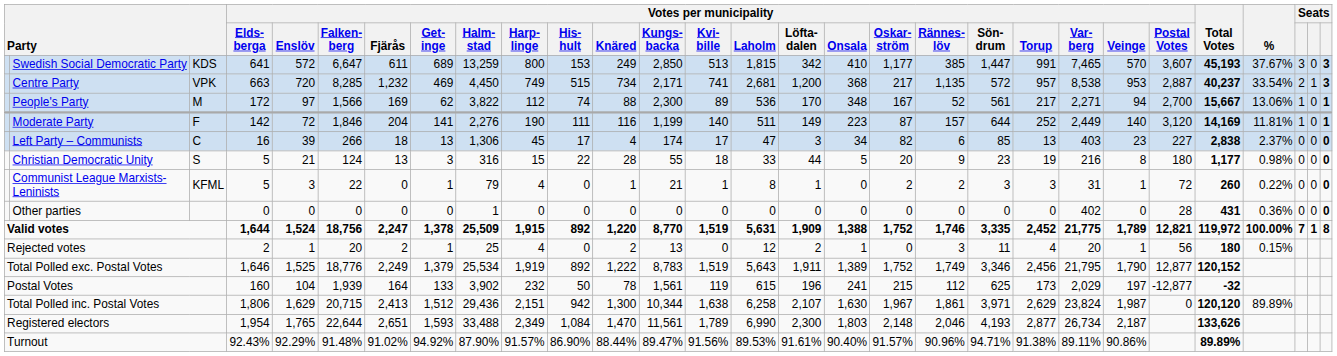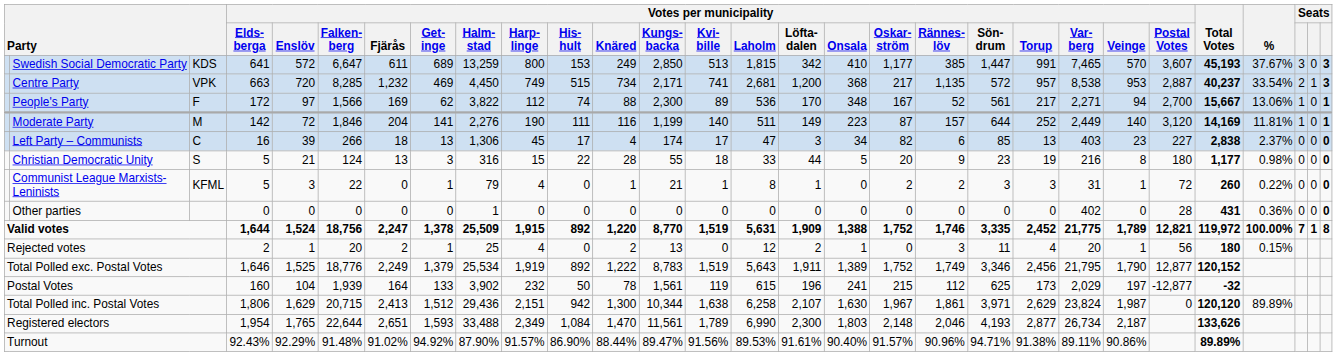(197, 102) M -> (196, 102) F
(196, 122) F -> (197, 122) M
